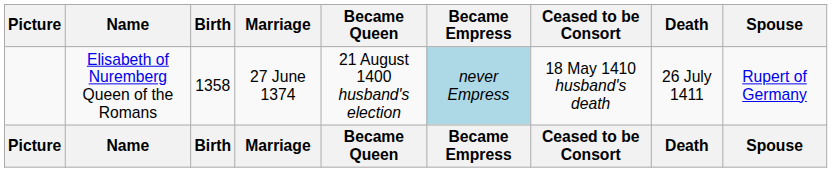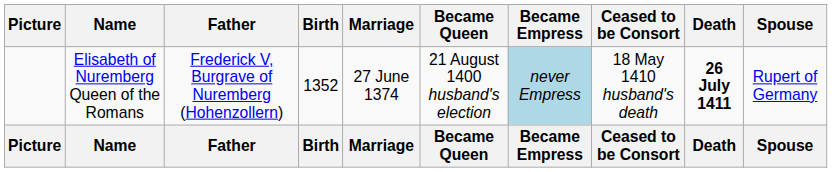+ column: (232, 25)
(213, 85) 1358 -> (321, 85) 1352
(687, 85) normal -> (714, 85) bold
